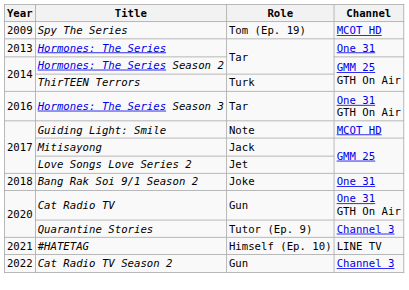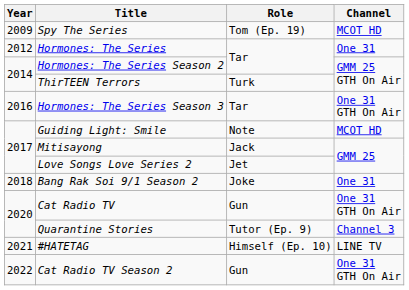(20, 48) 2013 -> (20, 48) 2012
(366, 264) Channel 3 -> (369, 270) One 31 GTH On Air
